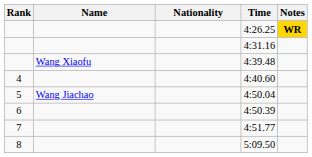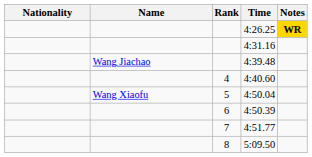columns swapped: (19, 12) <-> (198, 12)
(64, 62) Wang Xiaofu -> (122, 62) Wang Jiachao
(65, 95) Wang Jiachao -> (121, 95) Wang Xiaofu
